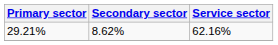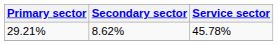(212, 31) 62.16% -> (212, 31) 45.78%
